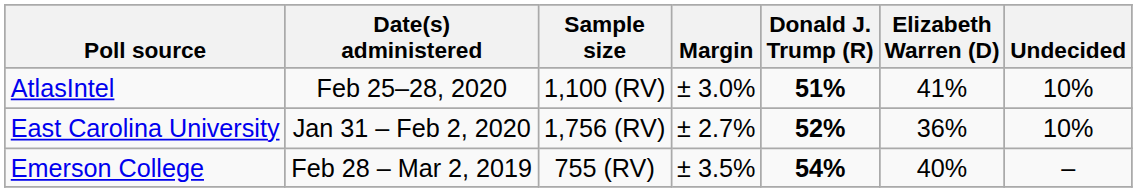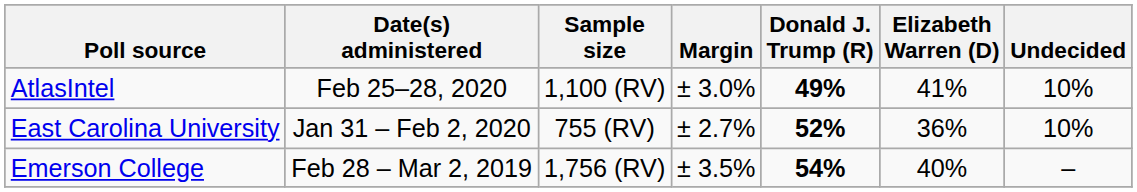(820, 88) 51% -> (820, 88) 49%
(605, 128) 1,756 (RV) -> (605, 128) 755 (RV)
(605, 168) 755 (RV) -> (605, 168) 1,756 (RV)
